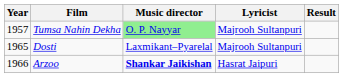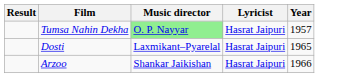columns swapped: (18, 13) <-> (321, 13)
(260, 30) Majrooh Sultanpuri -> (255, 30) Hasrat Jaipuri
(260, 47) Majrooh Sultanpuri -> (255, 47) Hasrat Jaipuri
(169, 64) bold -> (172, 64) normal
